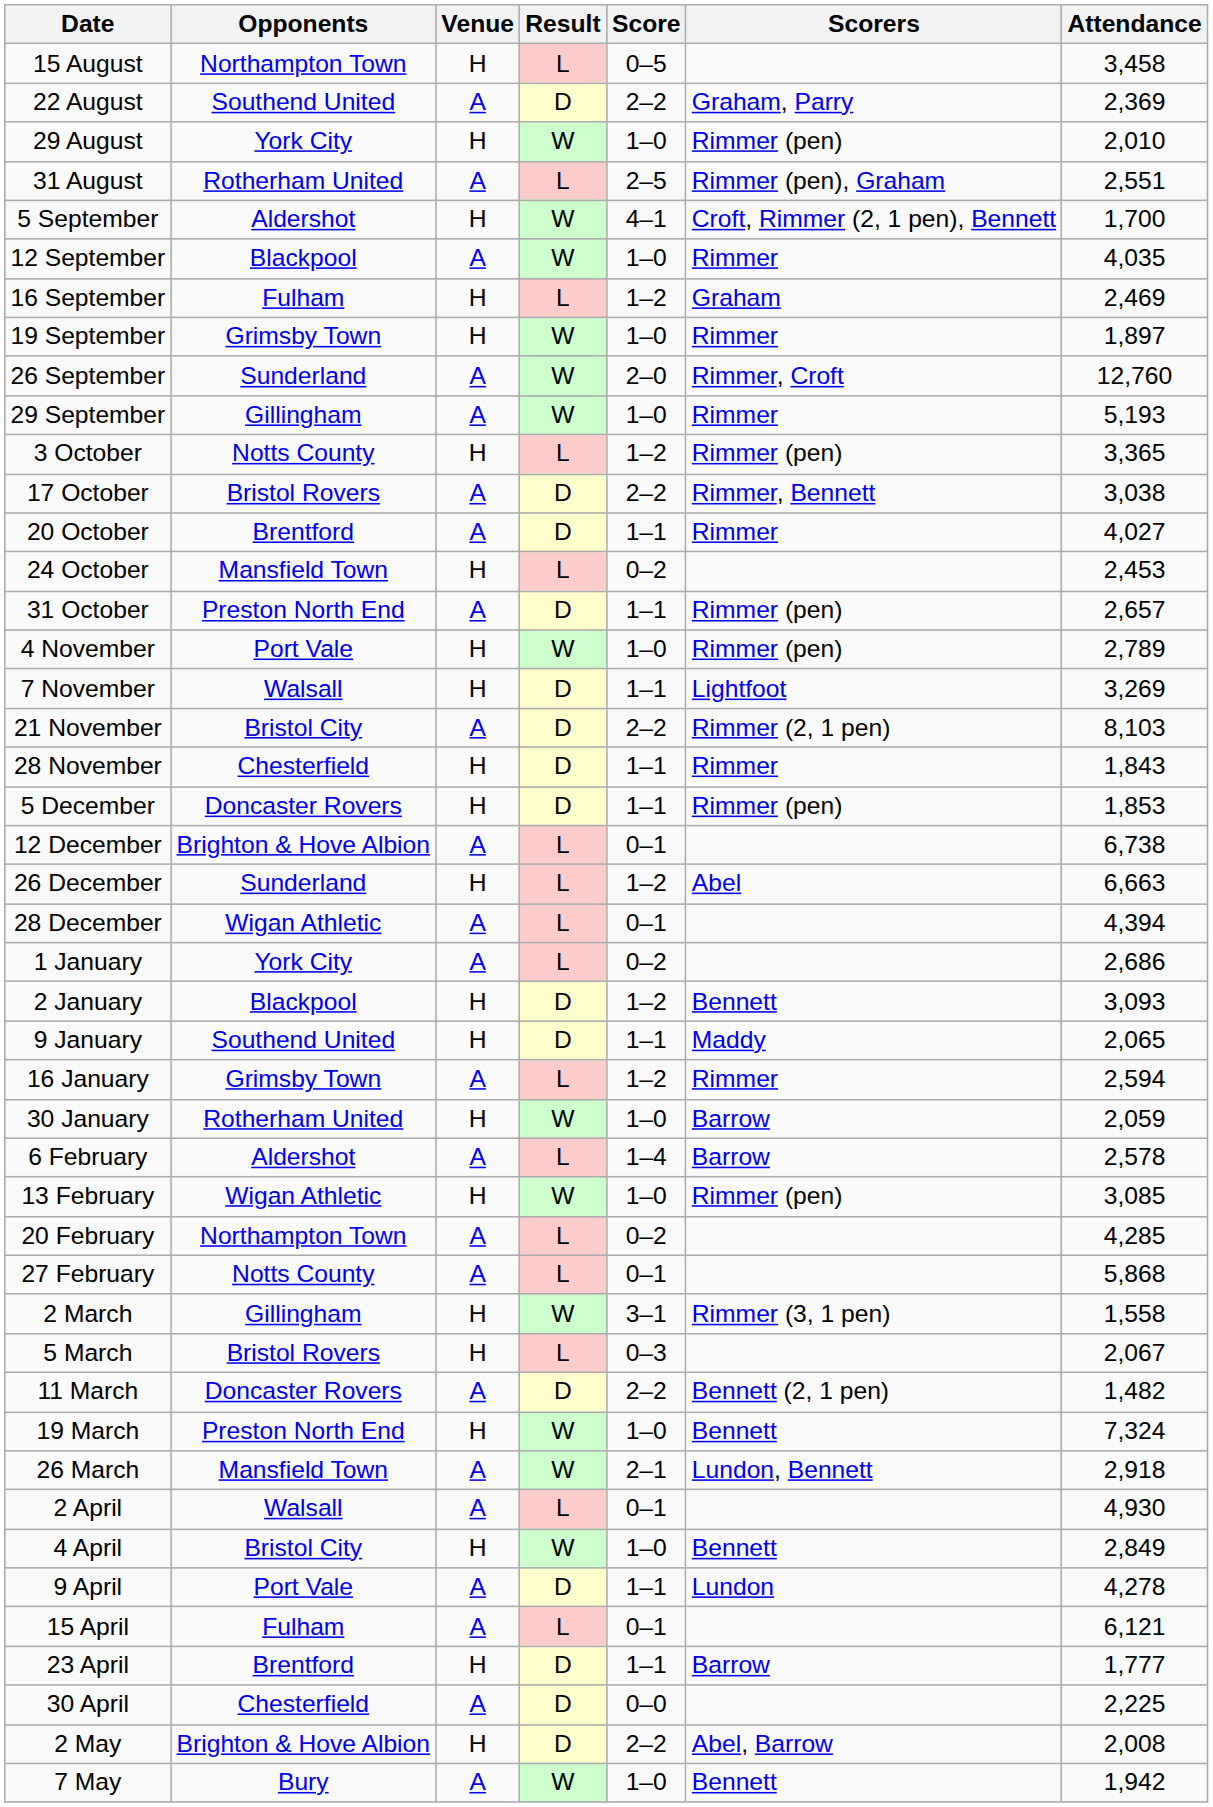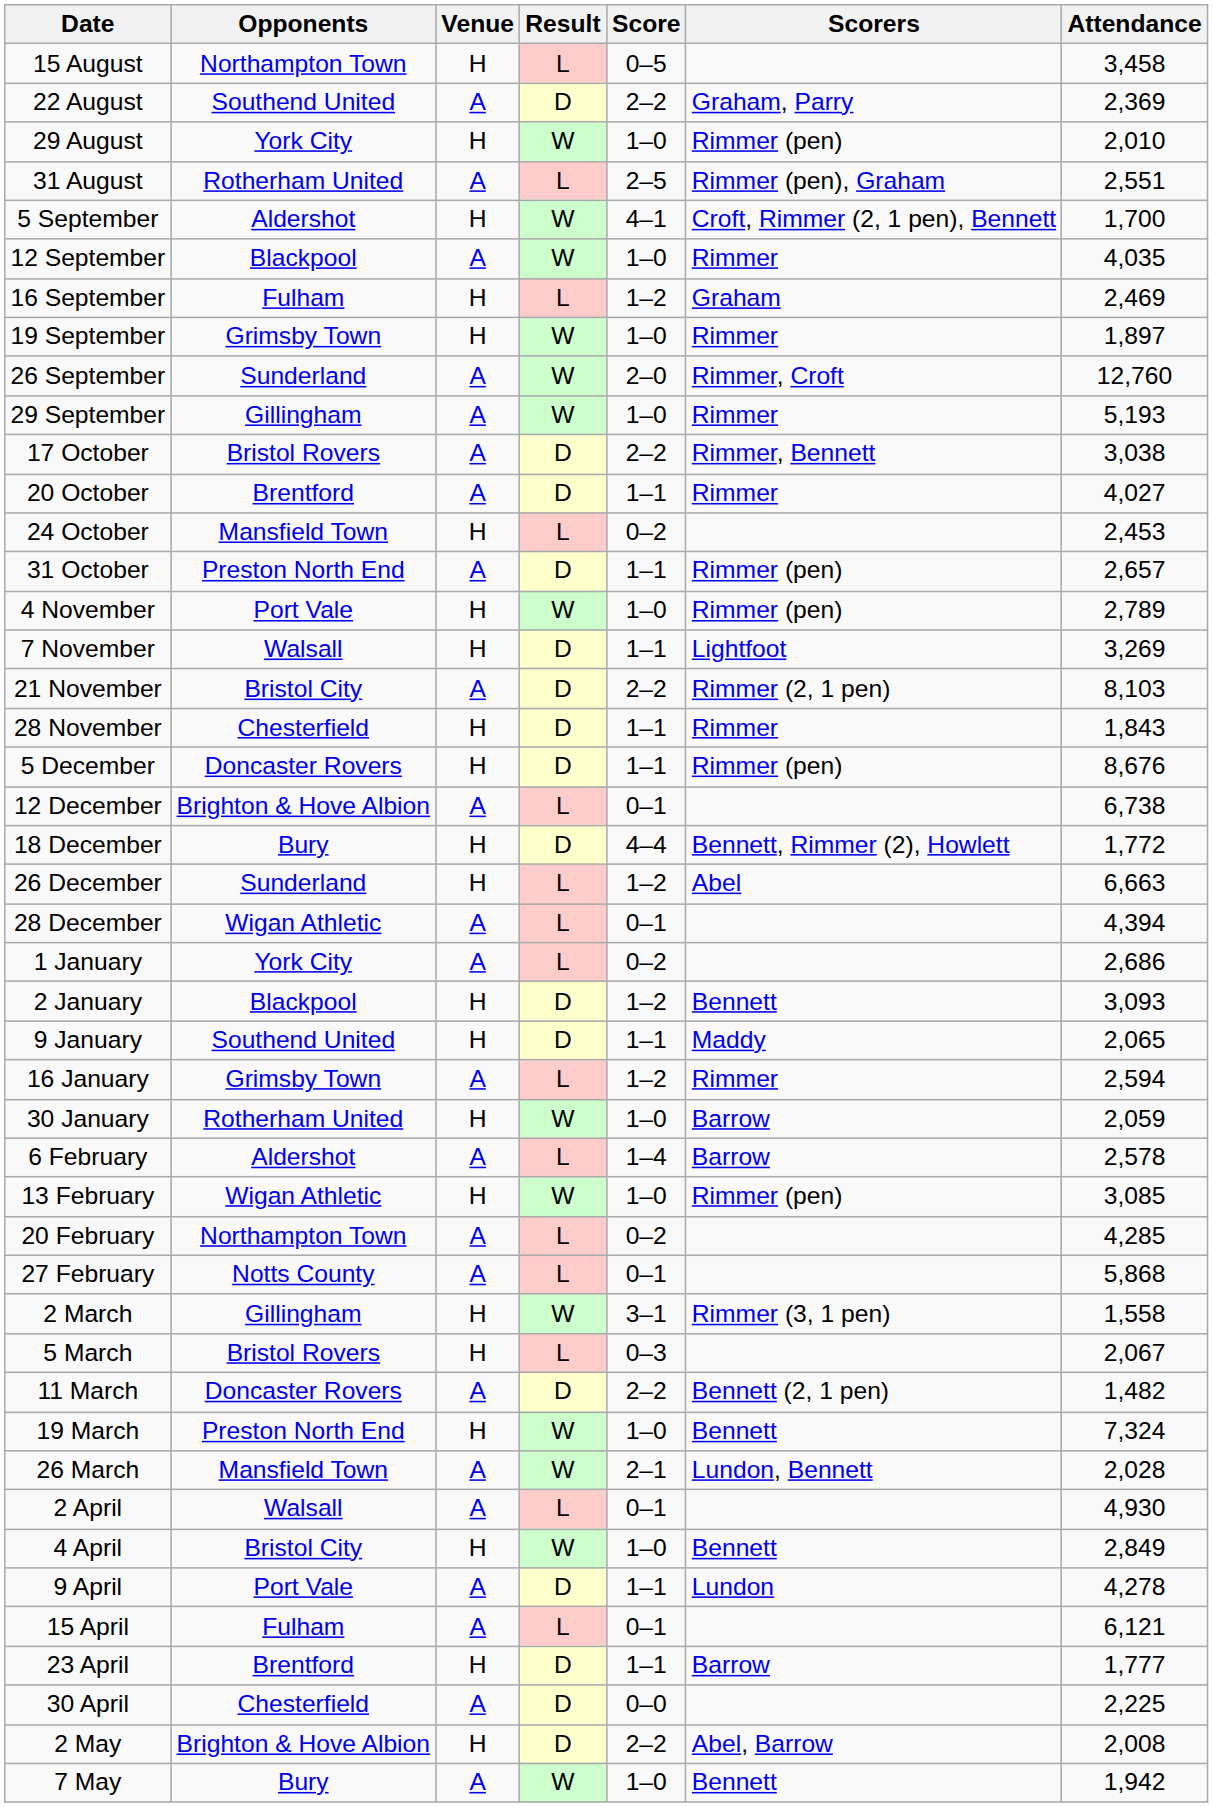- row: (88, 453)
(1135, 805) 1,853 -> (1135, 766) 8,676
+ row: (88, 844)
(1135, 1469) 2,918 -> (1135, 1469) 2,028
